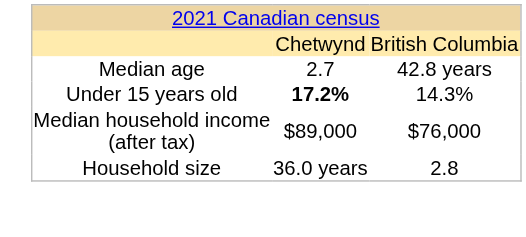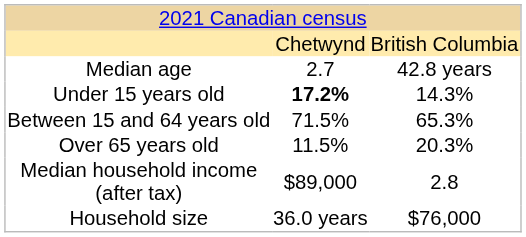+ row: (139, 120)
+ row: (139, 145)
(444, 131) $76,000 -> (444, 182) 2.8
(444, 168) 2.8 -> (444, 218) $76,000
